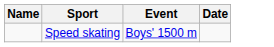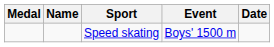+ column: (24, 14)
